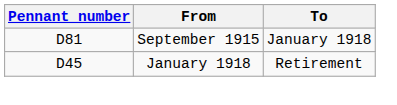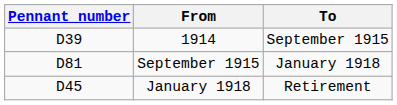+ row: (198, 40)
